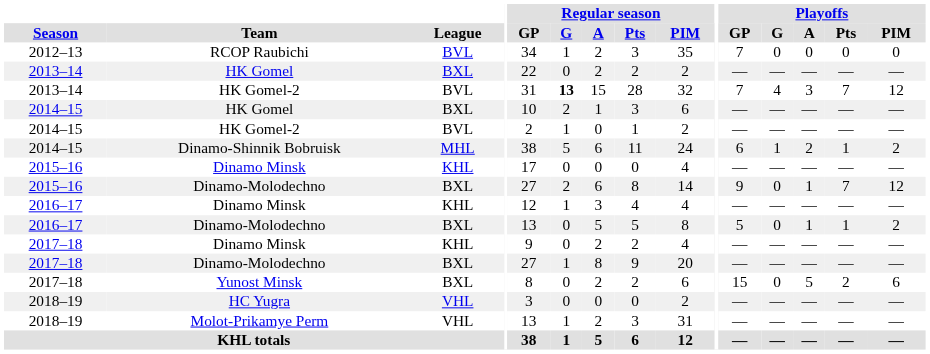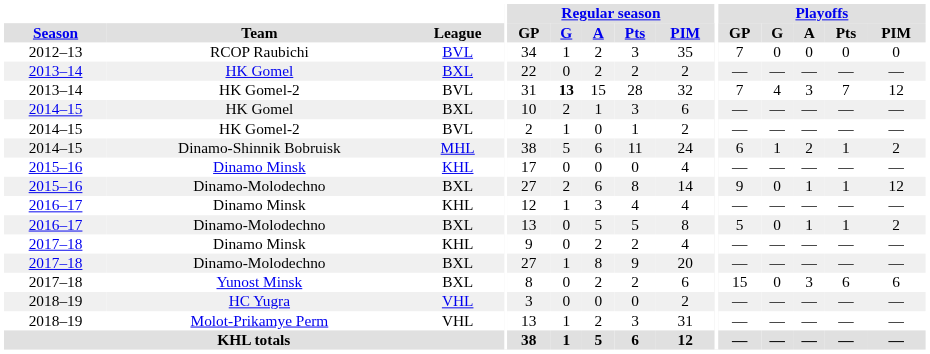(846, 186) 7 -> (846, 186) 1
(809, 282) 5 -> (809, 282) 3
(846, 282) 2 -> (846, 282) 6
